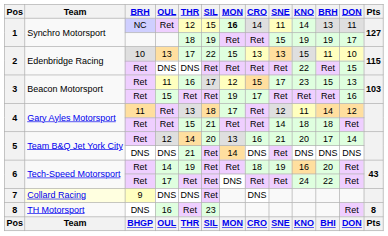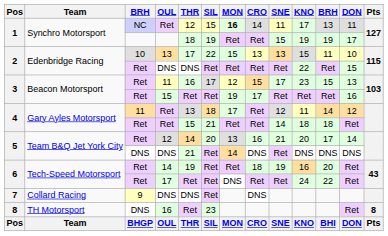(304, 25) 14 -> (304, 25) 17
(57, 195) lightyellow background -> (57, 195) no background
